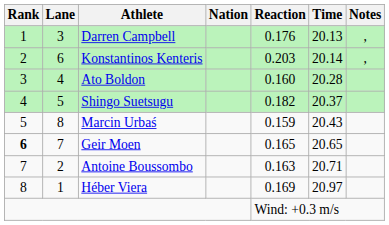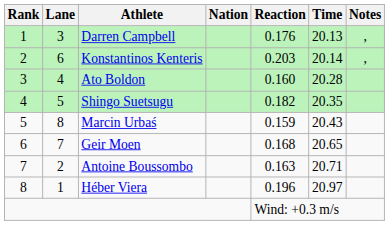(327, 101) 20.37 -> (327, 101) 20.35
(23, 144) bold -> (23, 144) normal
(280, 144) 0.165 -> (280, 144) 0.168
(280, 187) 0.169 -> (280, 187) 0.196
